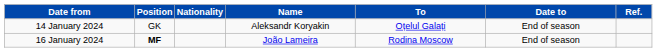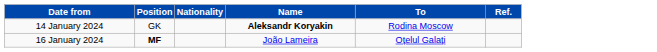- column: (551, 12)
(290, 26) normal -> (290, 26) bold
(421, 26) Oțelul Galați -> (421, 26) Rodina Moscow
(421, 41) Rodina Moscow -> (421, 41) Oțelul Galați
